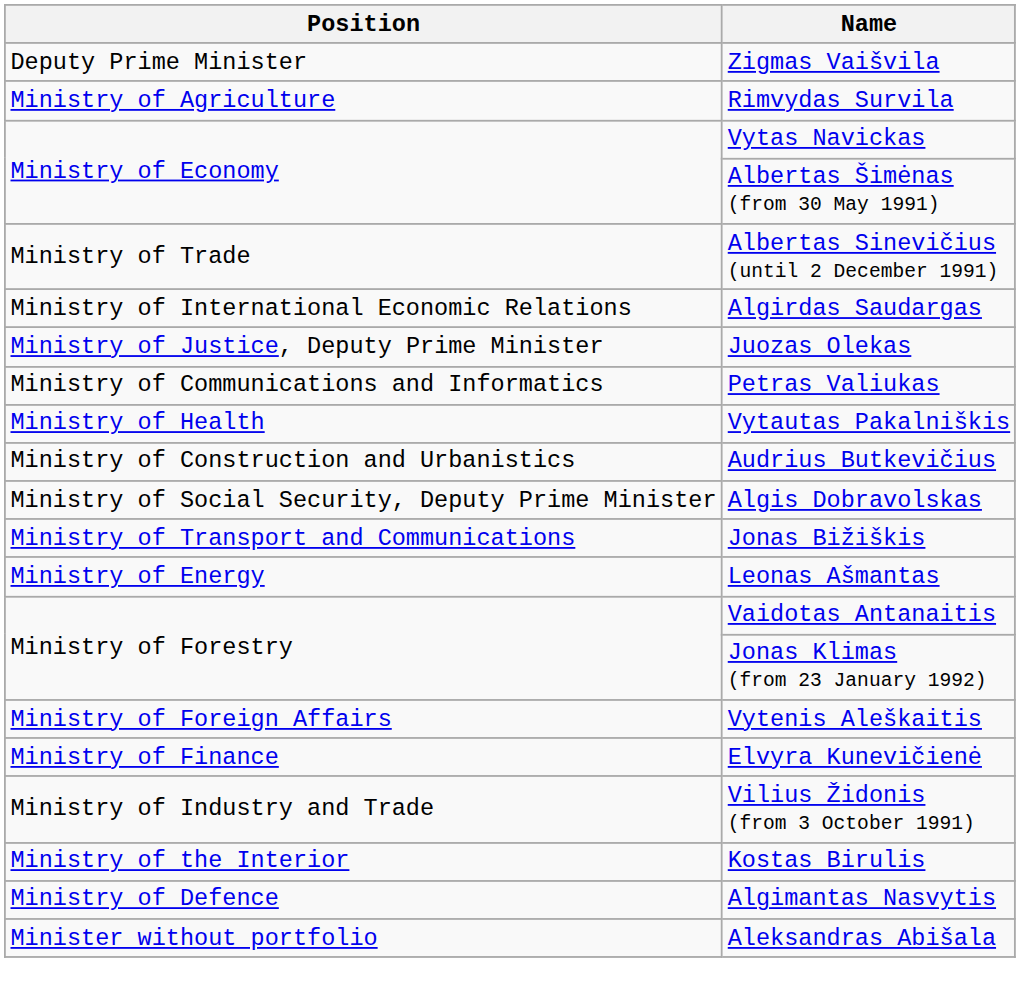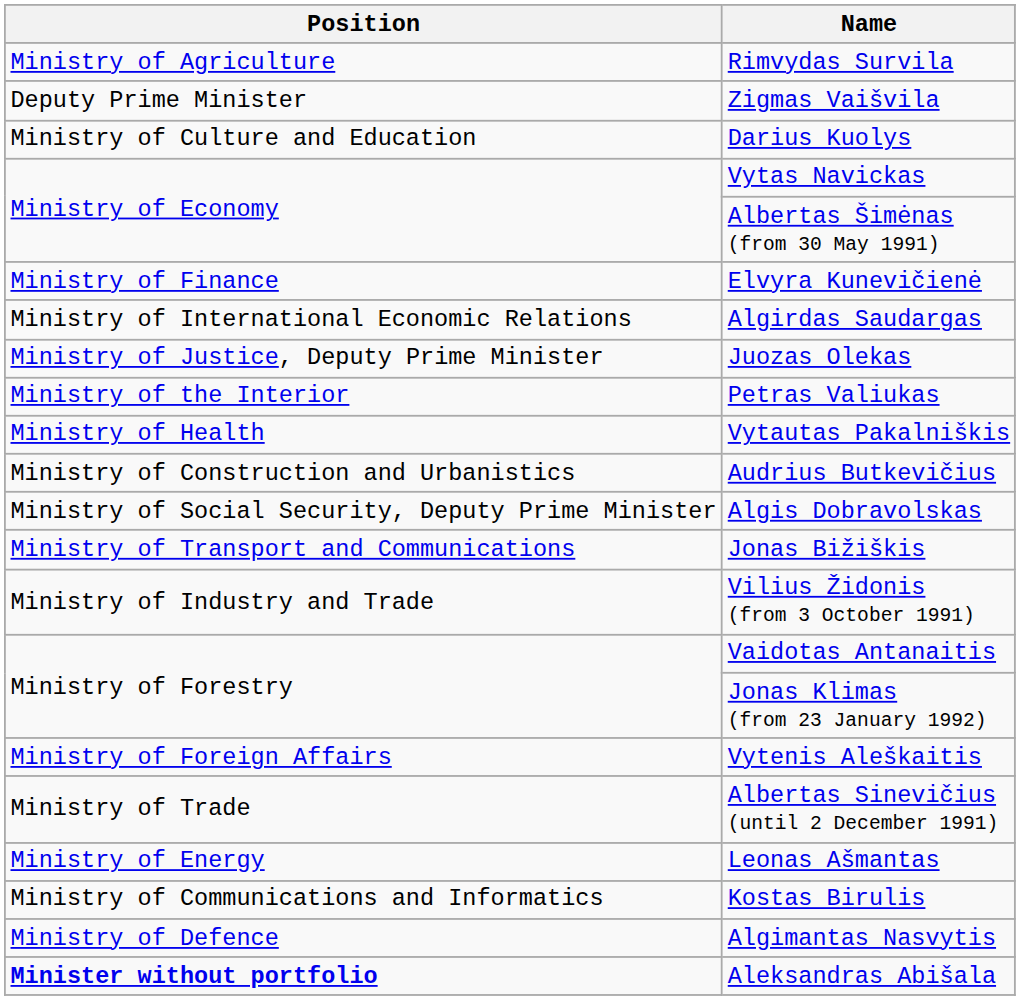rows swapped: (834, 62) <-> (841, 101)
+ row: (820, 139)
rows swapped: (855, 757) <-> (863, 256)
(307, 385) Ministry of Communications and Informatics -> (180, 396) Ministry of the Interior
rows swapped: (834, 577) <-> (851, 808)
(180, 861) Ministry of the Interior -> (307, 900) Ministry of Communications and Informatics
(194, 938) normal -> (194, 976) bold
